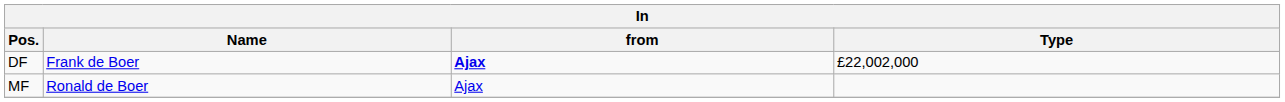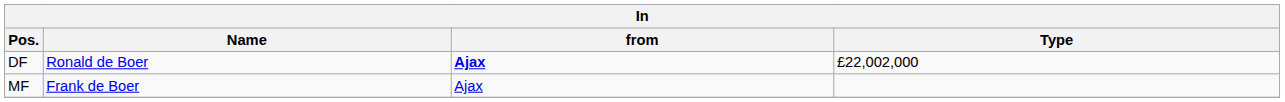(93, 63) Frank de Boer -> (97, 63) Ronald de Boer
(97, 86) Ronald de Boer -> (93, 86) Frank de Boer
